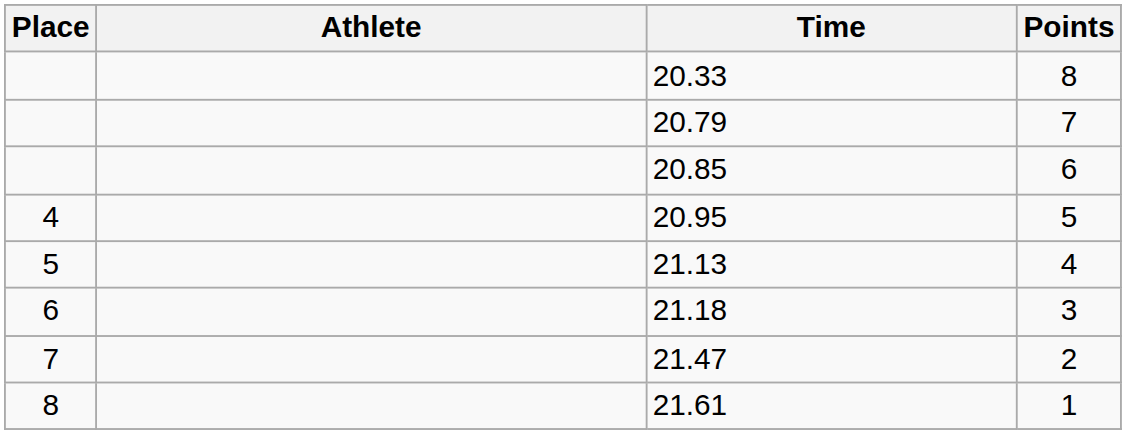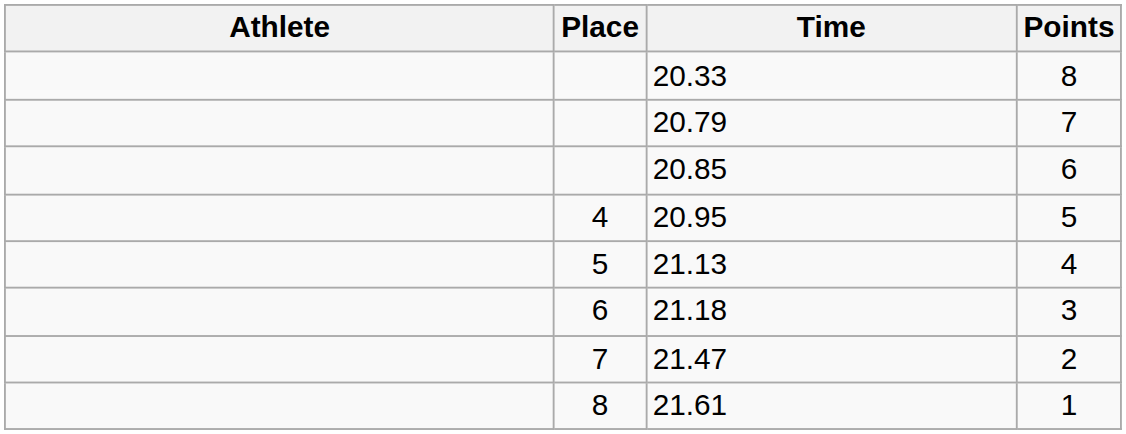columns swapped: (51, 28) <-> (371, 28)
